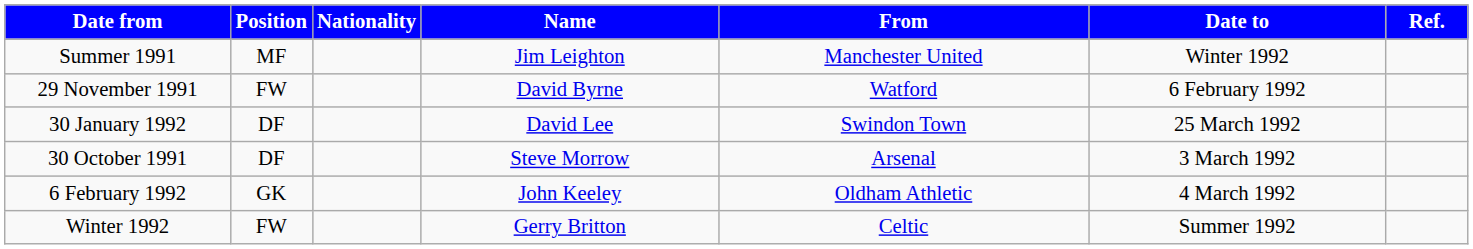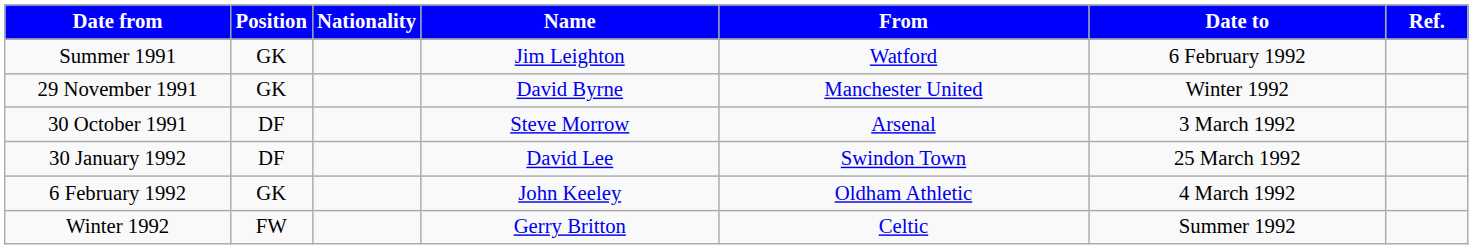(271, 56) MF -> (271, 56) GK
(903, 56) Manchester United -> (903, 56) Watford
(1237, 56) Winter 1992 -> (1237, 56) 6 February 1992
(271, 90) FW -> (271, 90) GK
(903, 90) Watford -> (903, 90) Manchester United
(1237, 90) 6 February 1992 -> (1237, 90) Winter 1992
rows swapped: (118, 158) <-> (118, 124)
